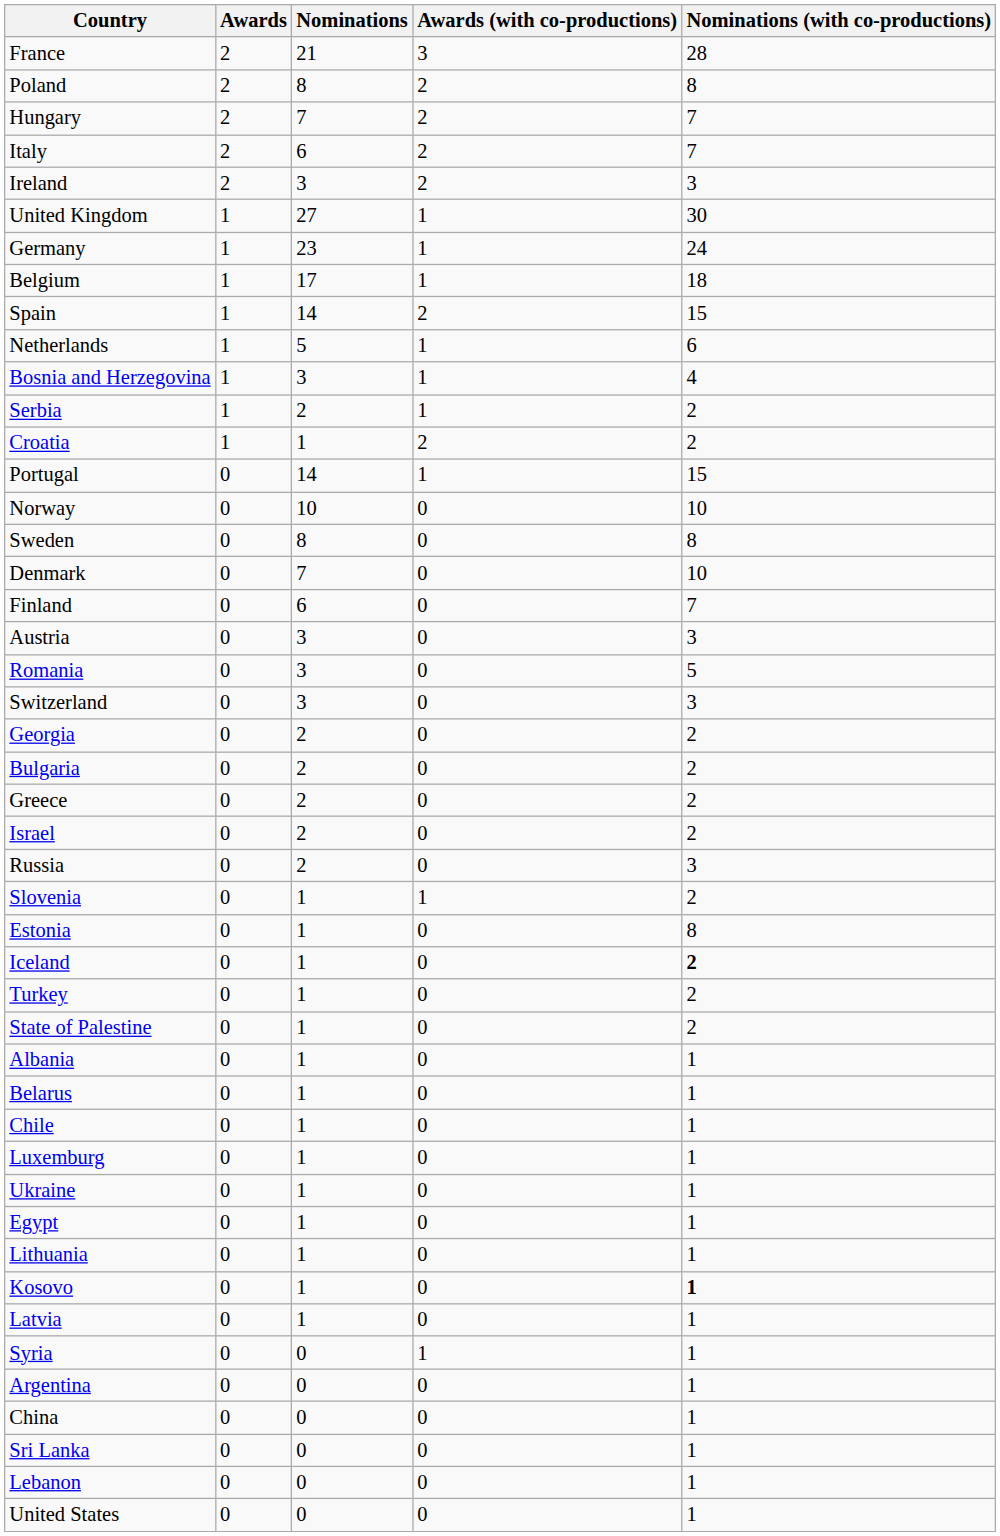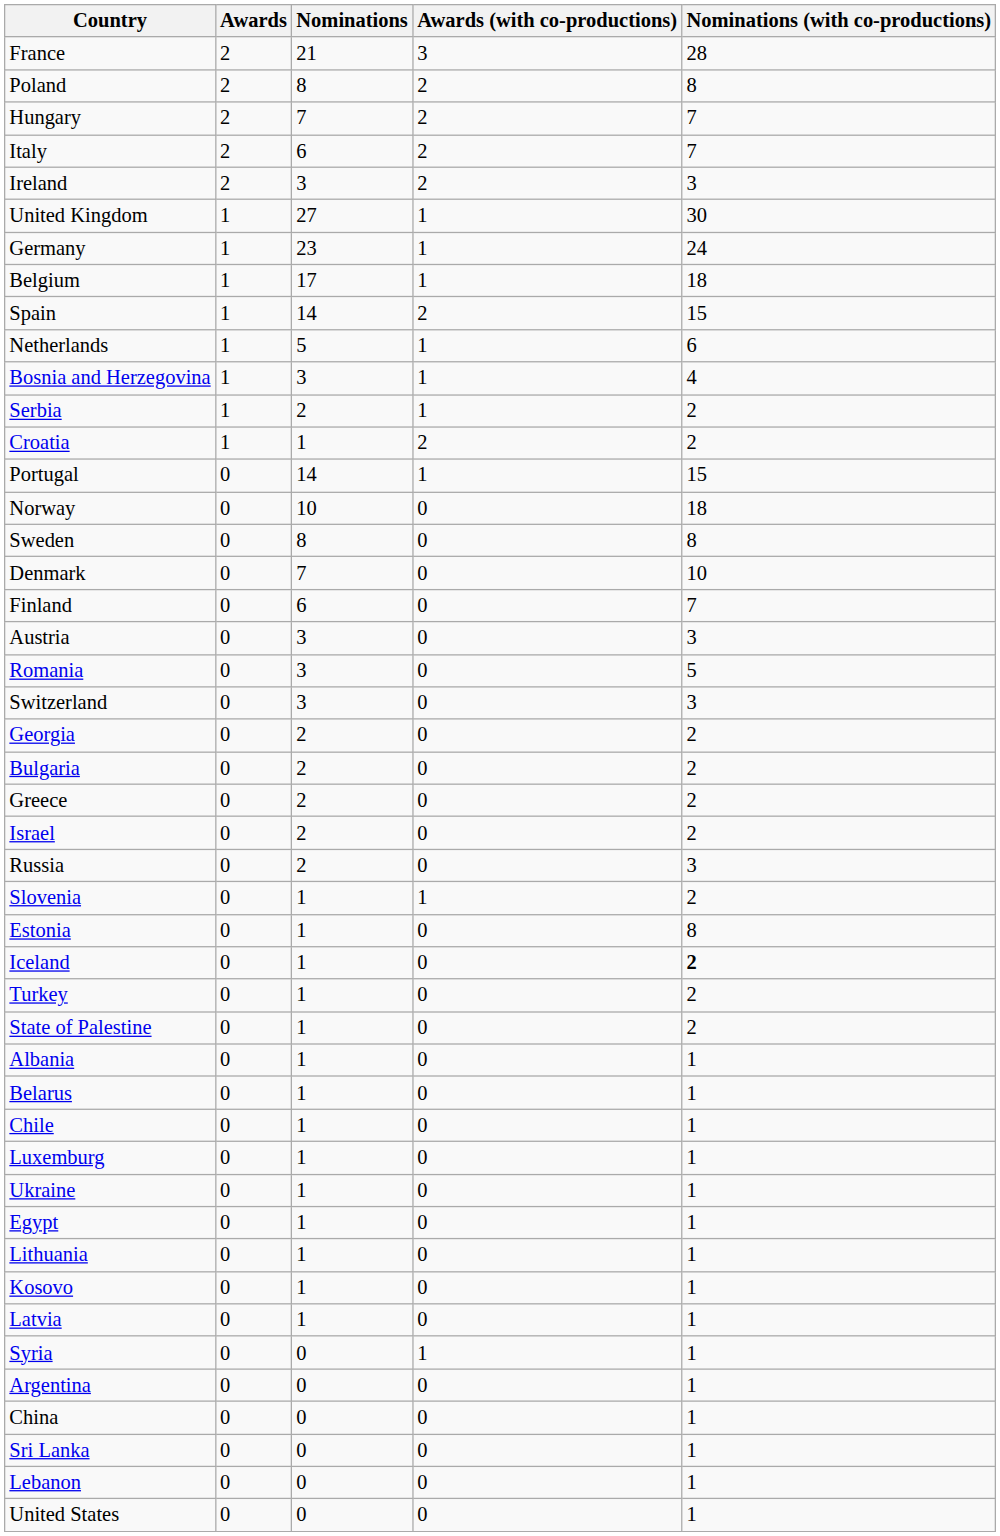(697, 507) 10 -> (697, 507) 18
(692, 1287) bold -> (692, 1287) normal
